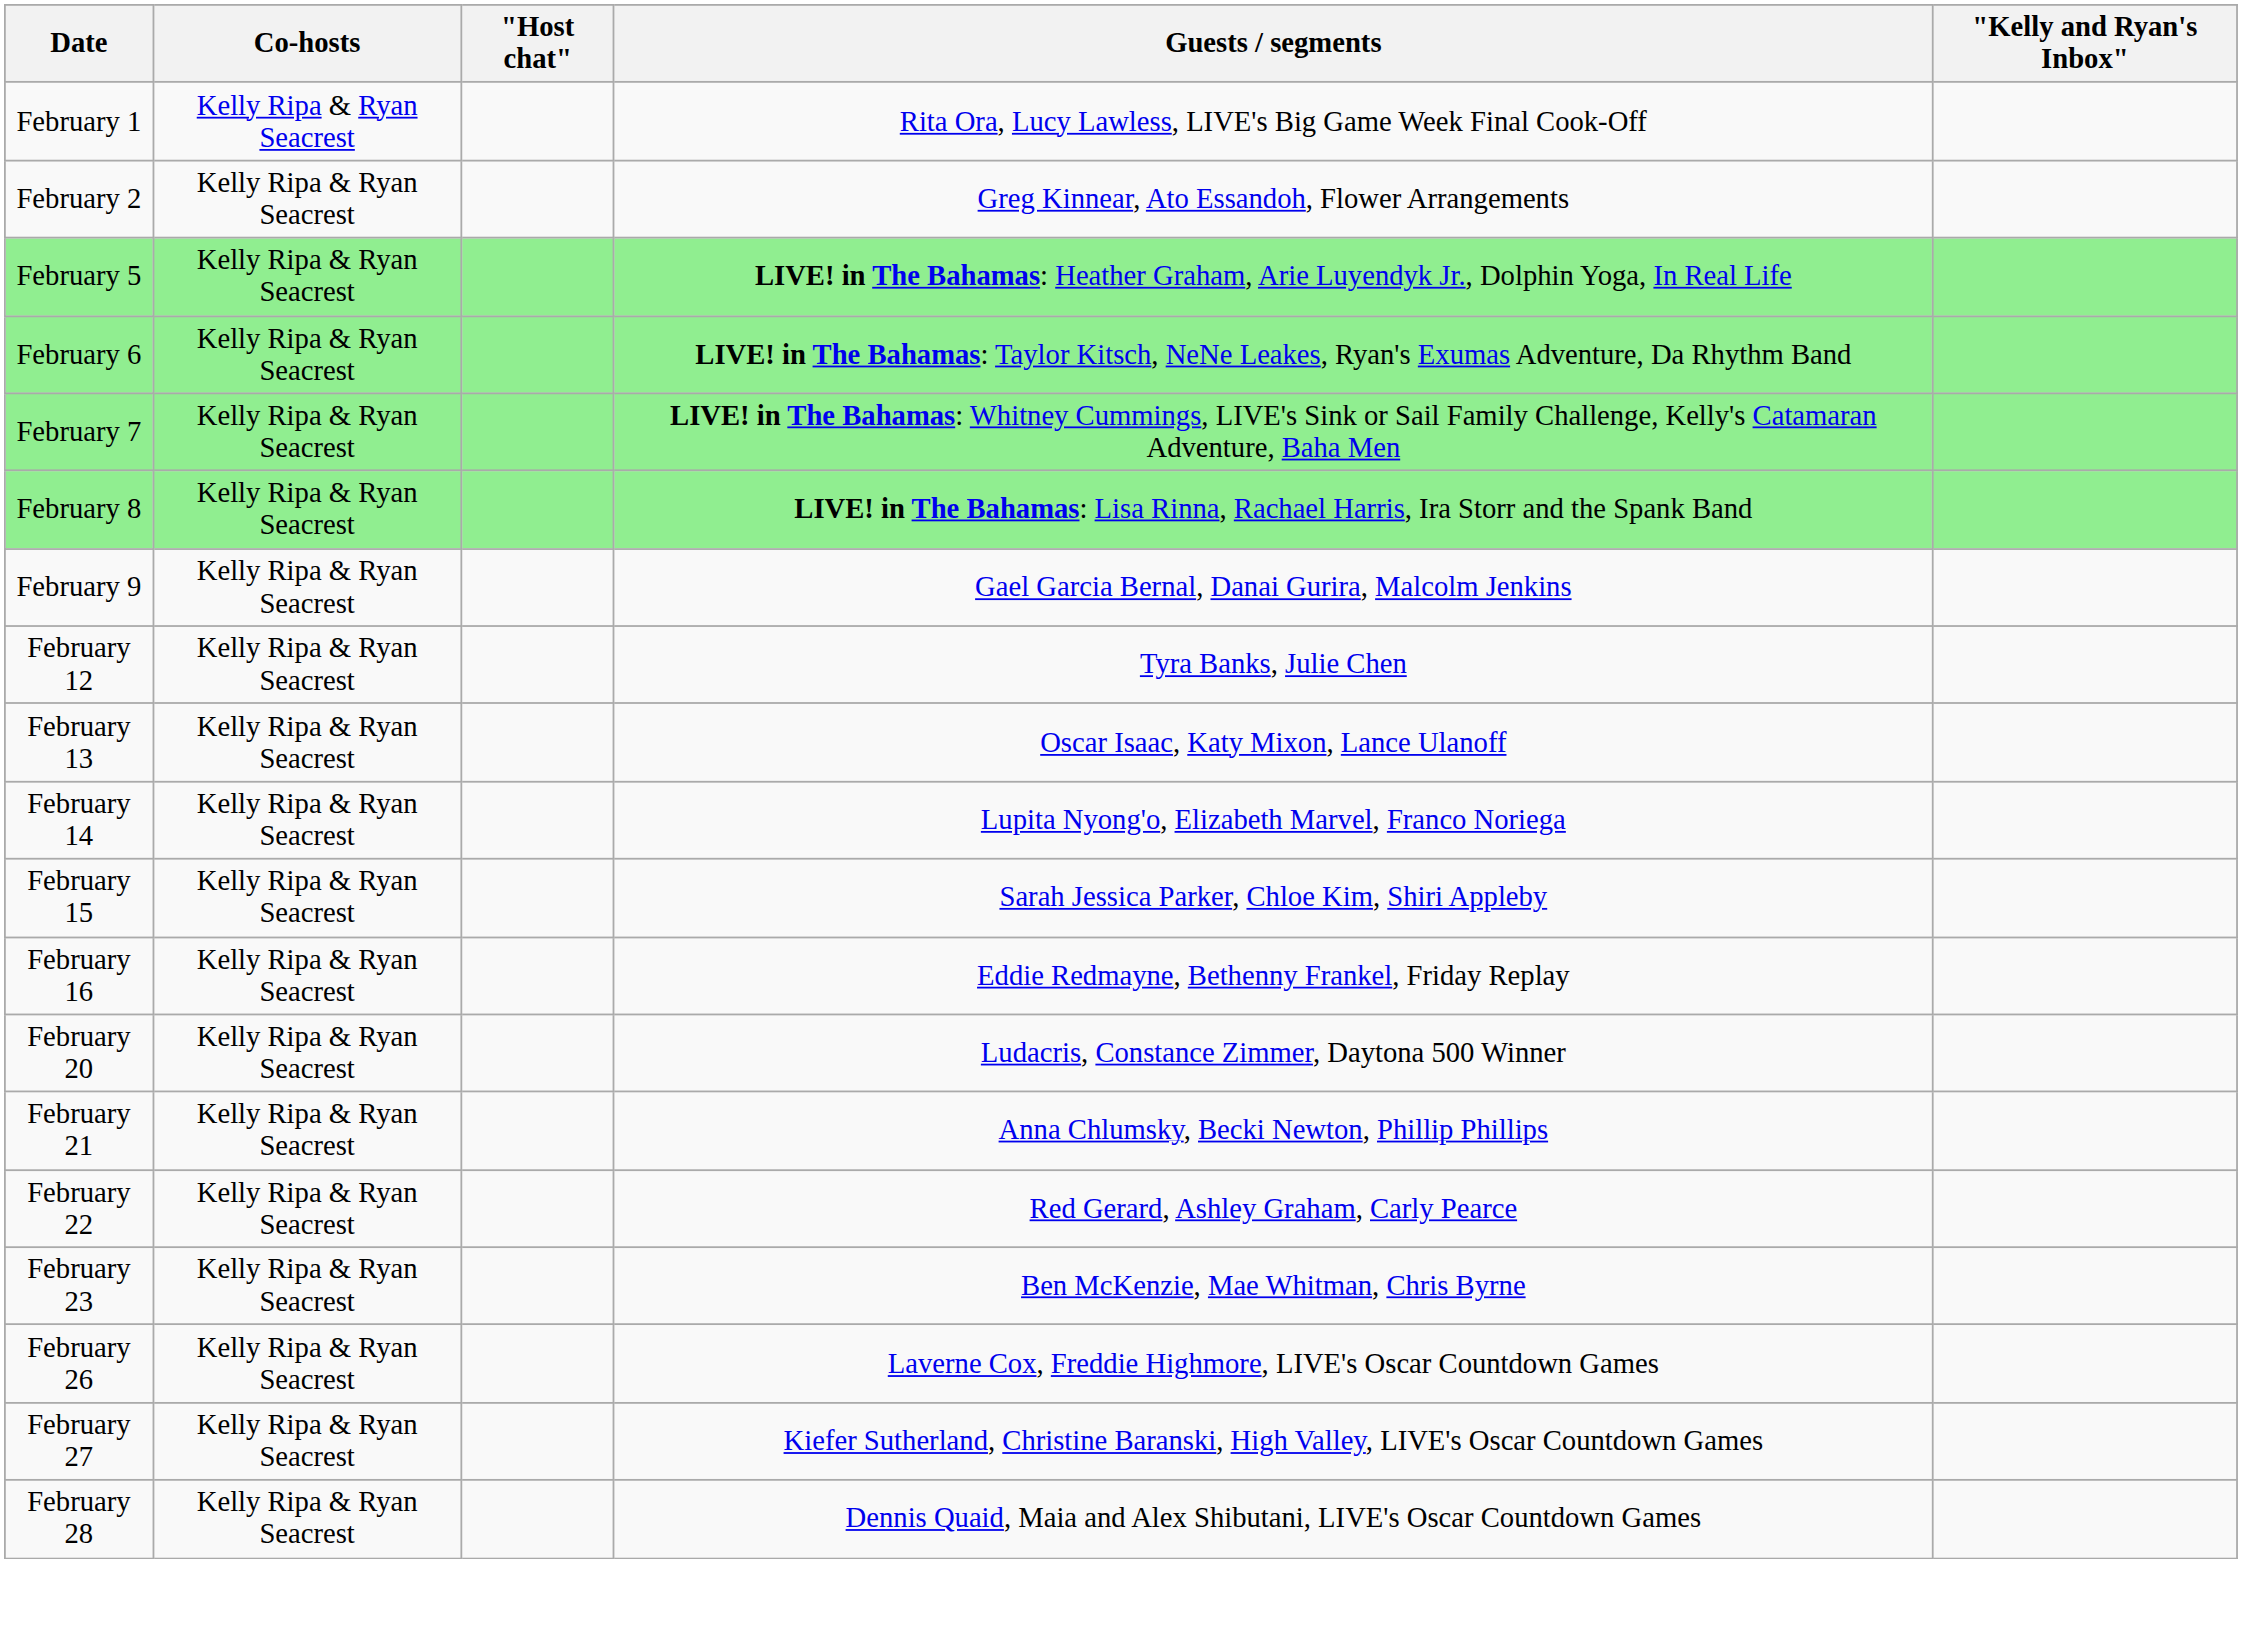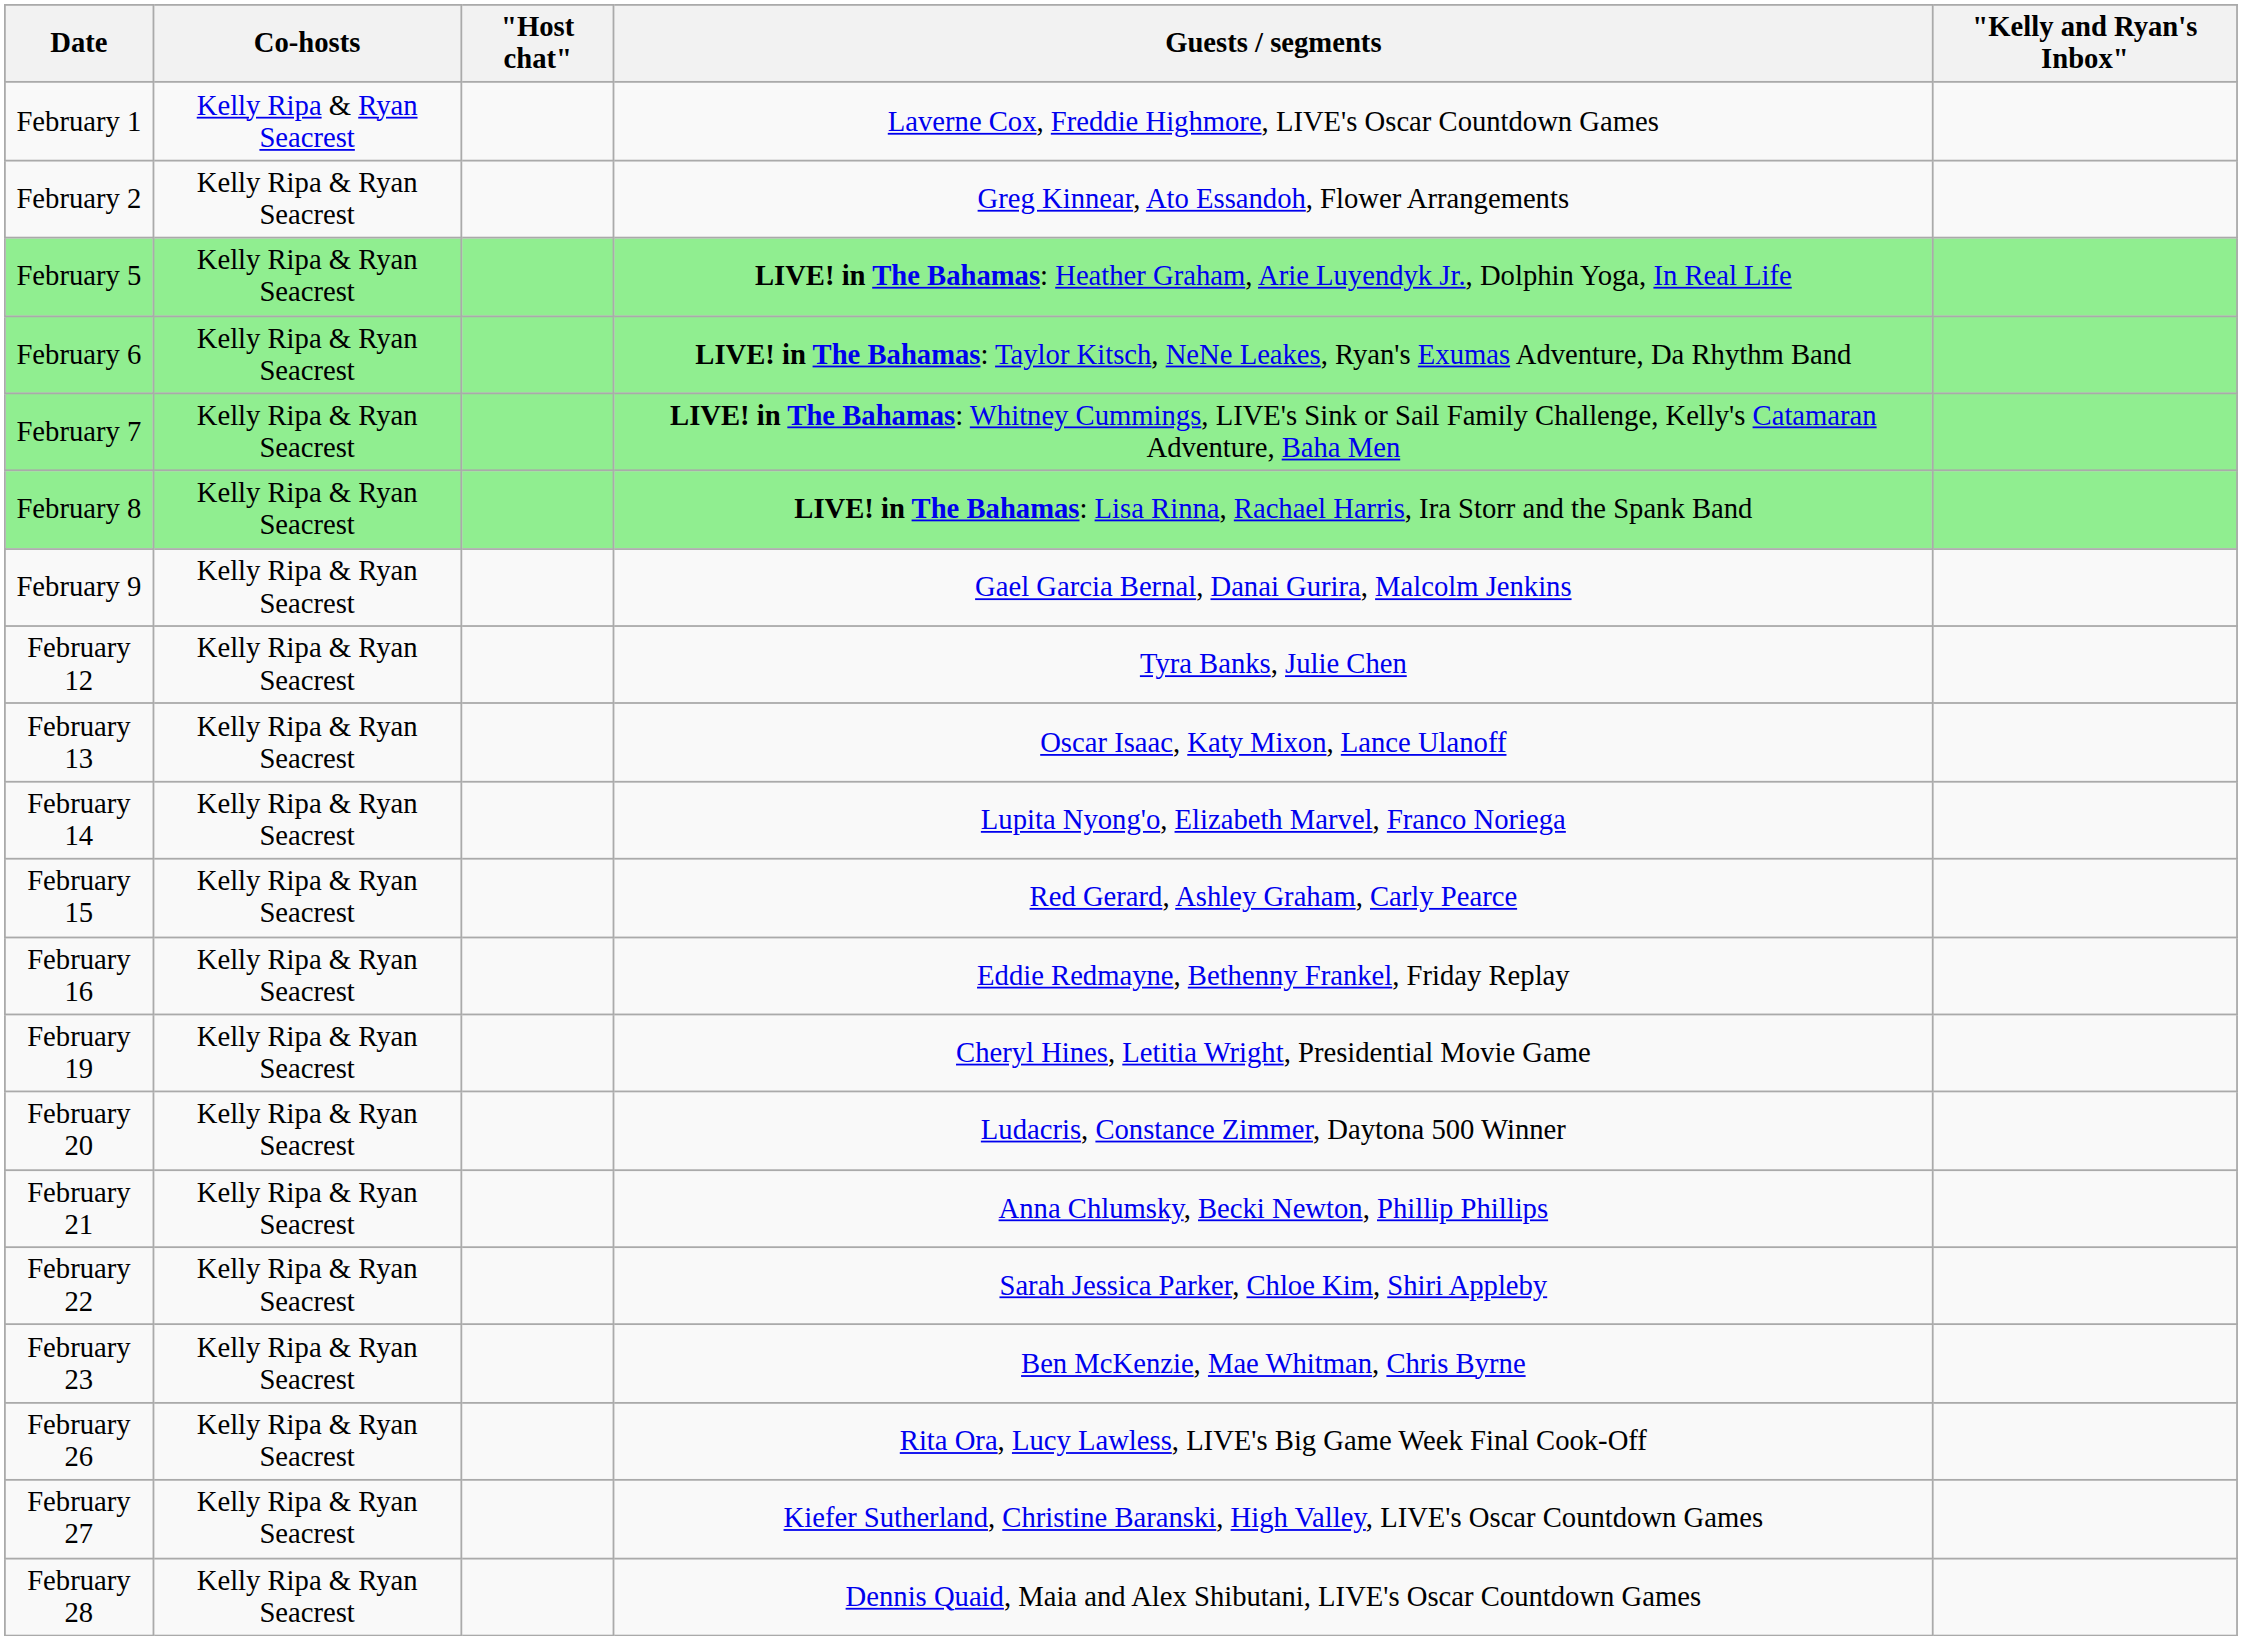(1273, 120) Rita Ora, Lucy Lawless, LIVE's Big Game Week Final Cook-Off -> (1273, 120) Laverne Cox, Freddie Highmore, LIVE's Oscar Countdown Games
(1273, 897) Sarah Jessica Parker, Chloe Kim, Shiri Appleby -> (1273, 897) Red Gerard, Ashley Graham, Carly Pearce
+ row: (79, 1052)
(1273, 1207) Red Gerard, Ashley Graham, Carly Pearce -> (1273, 1285) Sarah Jessica Parker, Chloe Kim, Shiri Appleby
(1273, 1363) Laverne Cox, Freddie Highmore, LIVE's Oscar Countdown Games -> (1273, 1440) Rita Ora, Lucy Lawless, LIVE's Big Game Week Final Cook-Off
